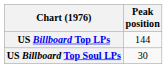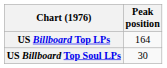(143, 39) 144 -> (143, 39) 164
